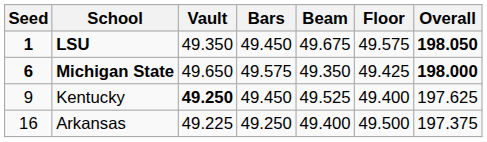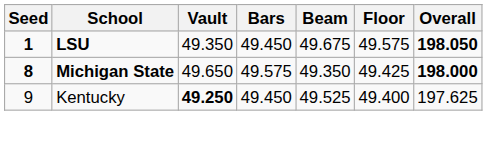(28, 71) 6 -> (28, 71) 8
- row: (91, 124)
